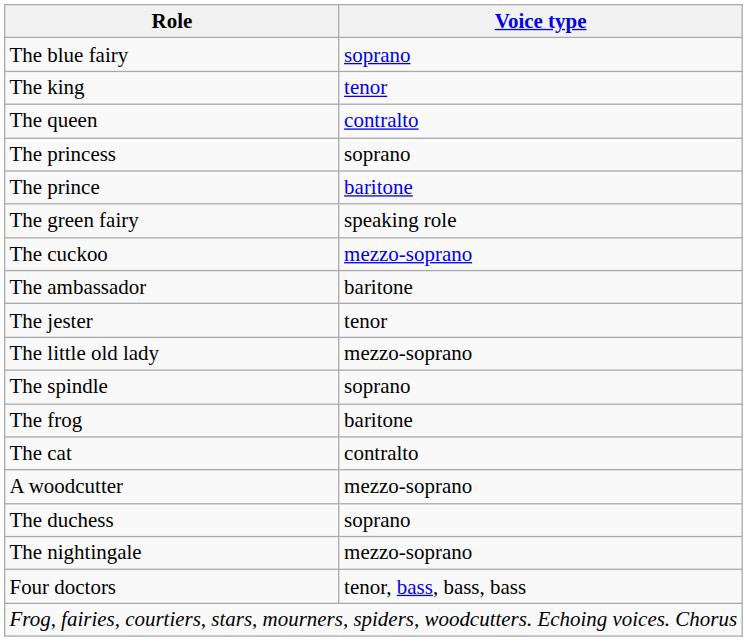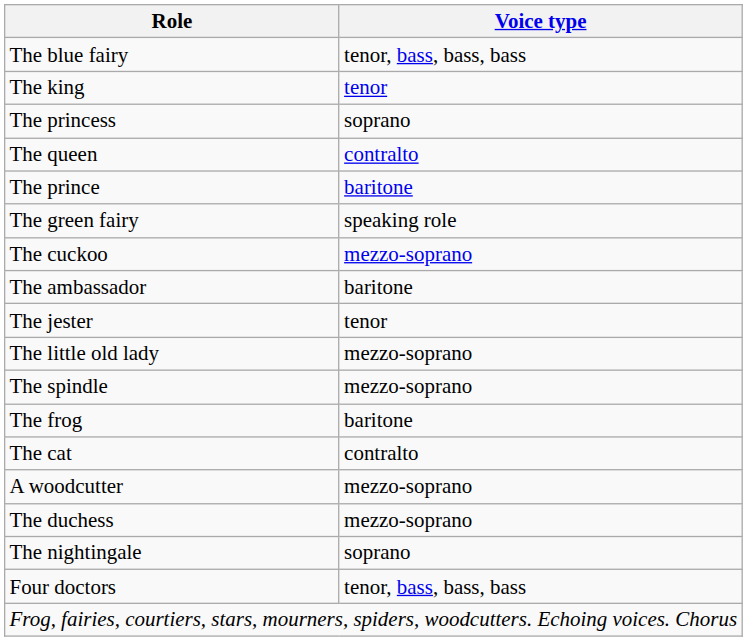(377, 54) soprano -> (435, 54) tenor, bass, bass, bass
rows swapped: (53, 120) <-> (63, 154)
(377, 386) soprano -> (408, 386) mezzo-soprano
(377, 519) soprano -> (408, 519) mezzo-soprano
(408, 552) mezzo-soprano -> (377, 552) soprano
